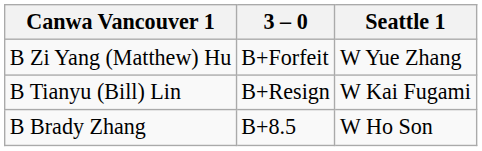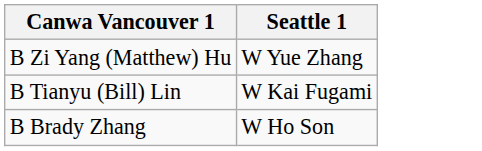- column: (286, 22)
